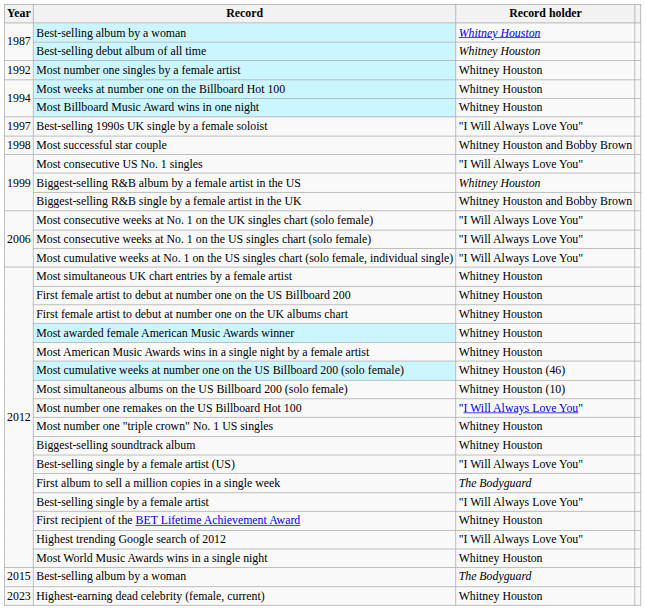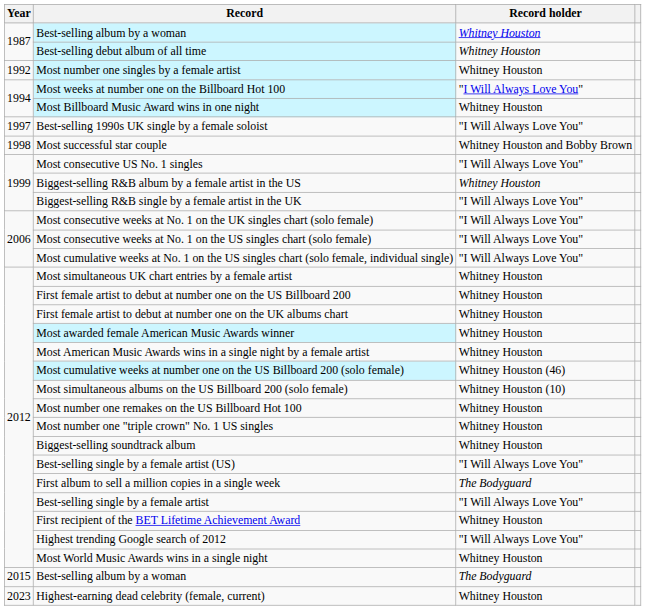(501, 88) Whitney Houston -> (521, 88) "I Will Always Love You"
(545, 201) Whitney Houston and Bobby Brown -> (521, 201) "I Will Always Love You"
(521, 408) "I Will Always Love You" -> (501, 408) Whitney Houston
